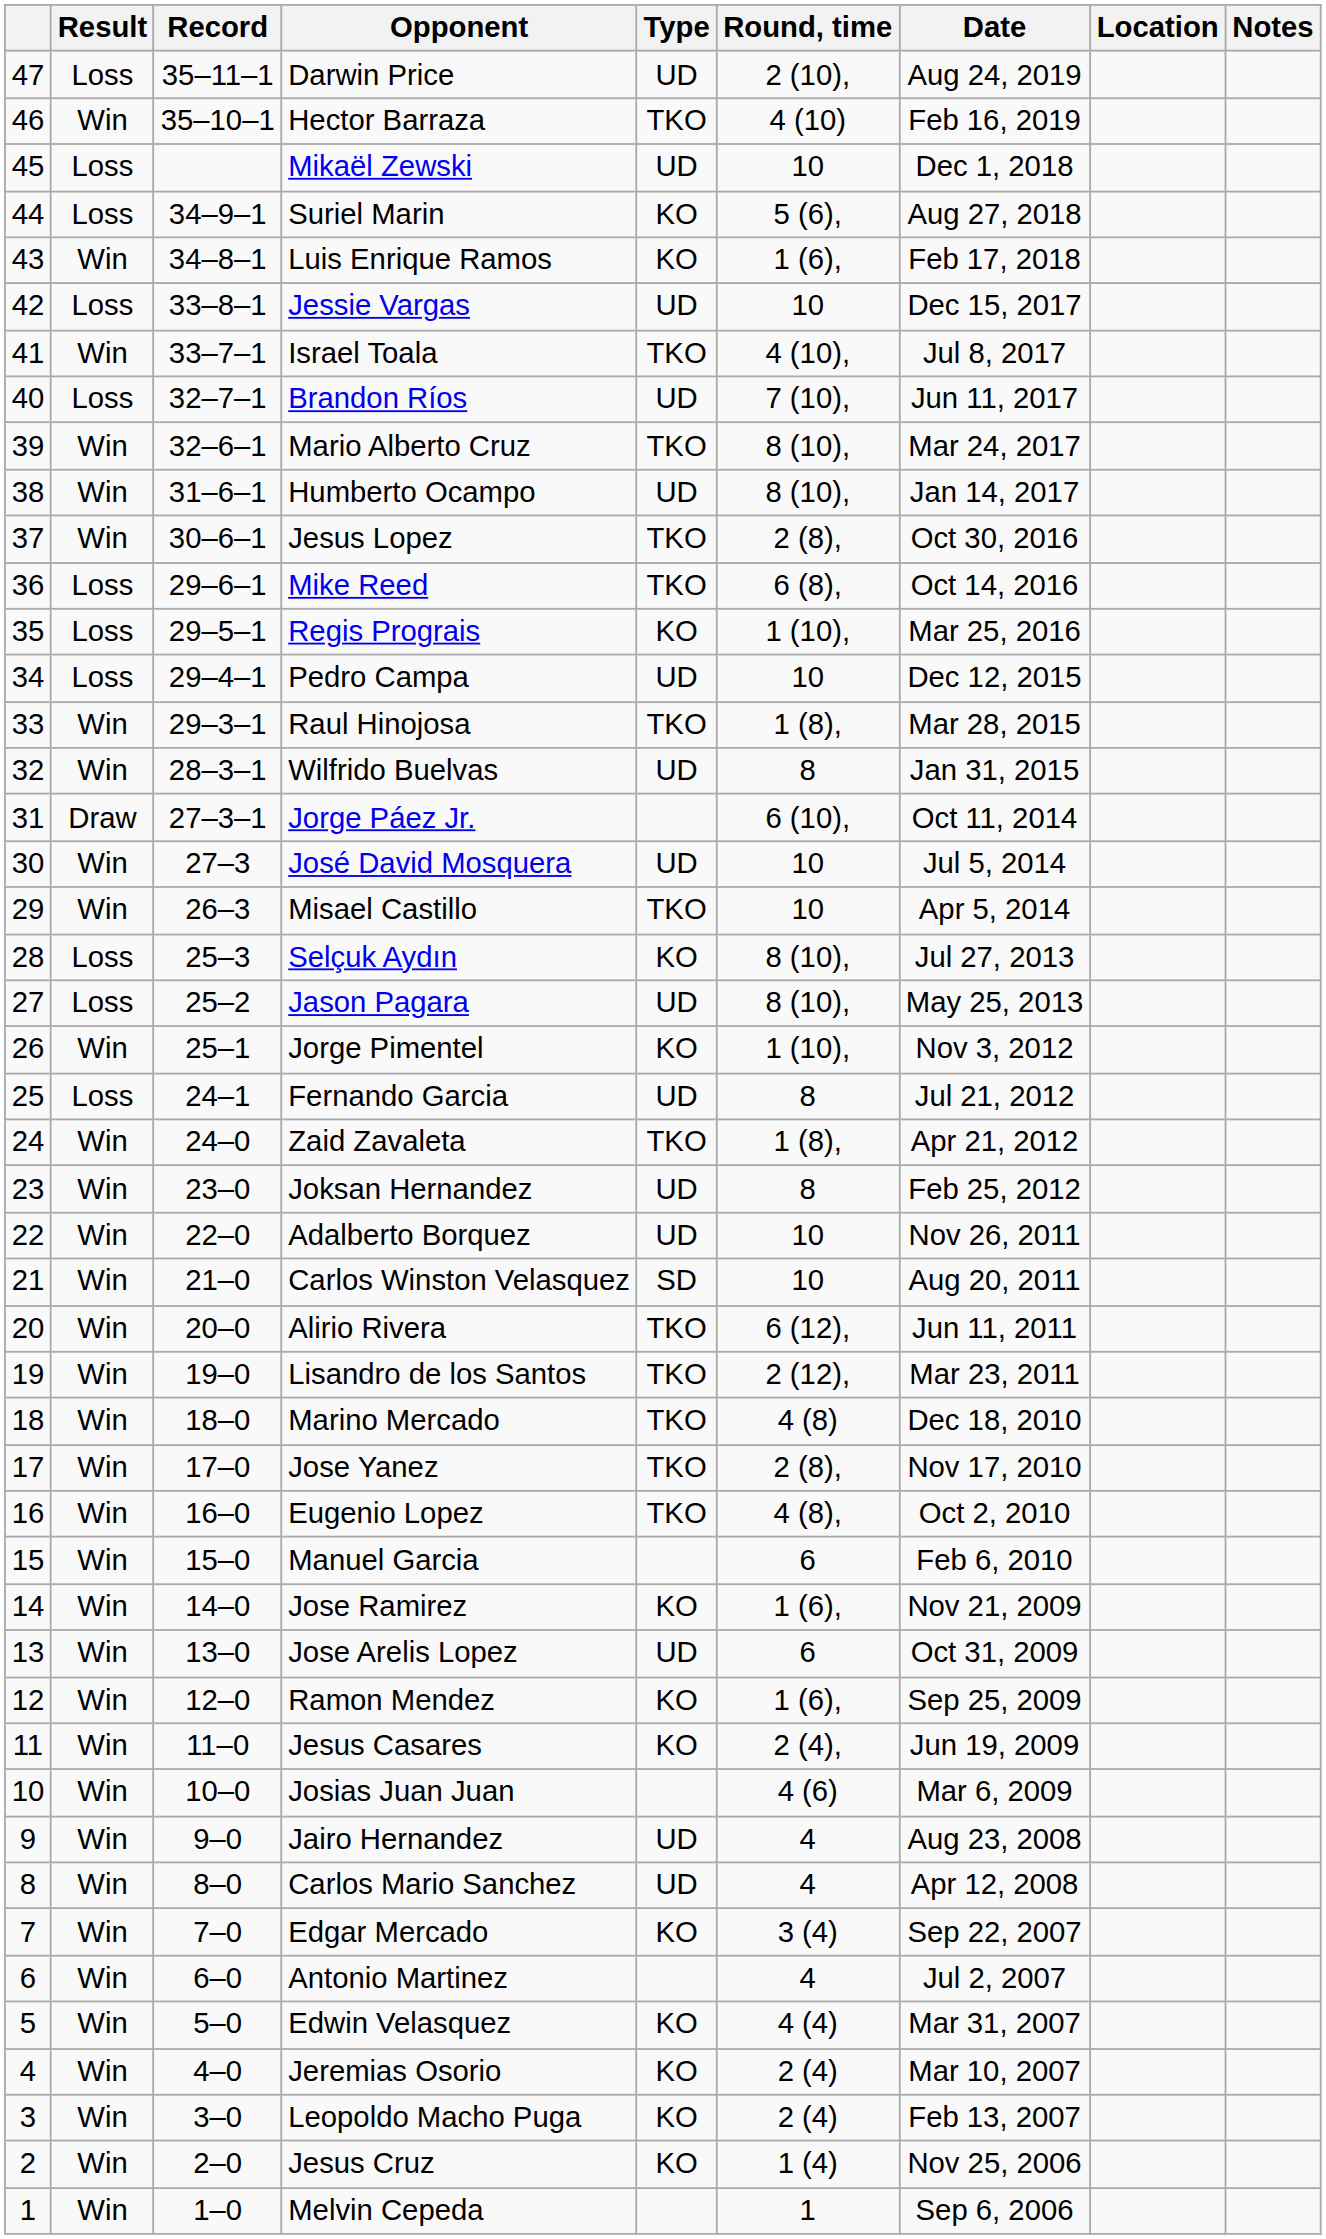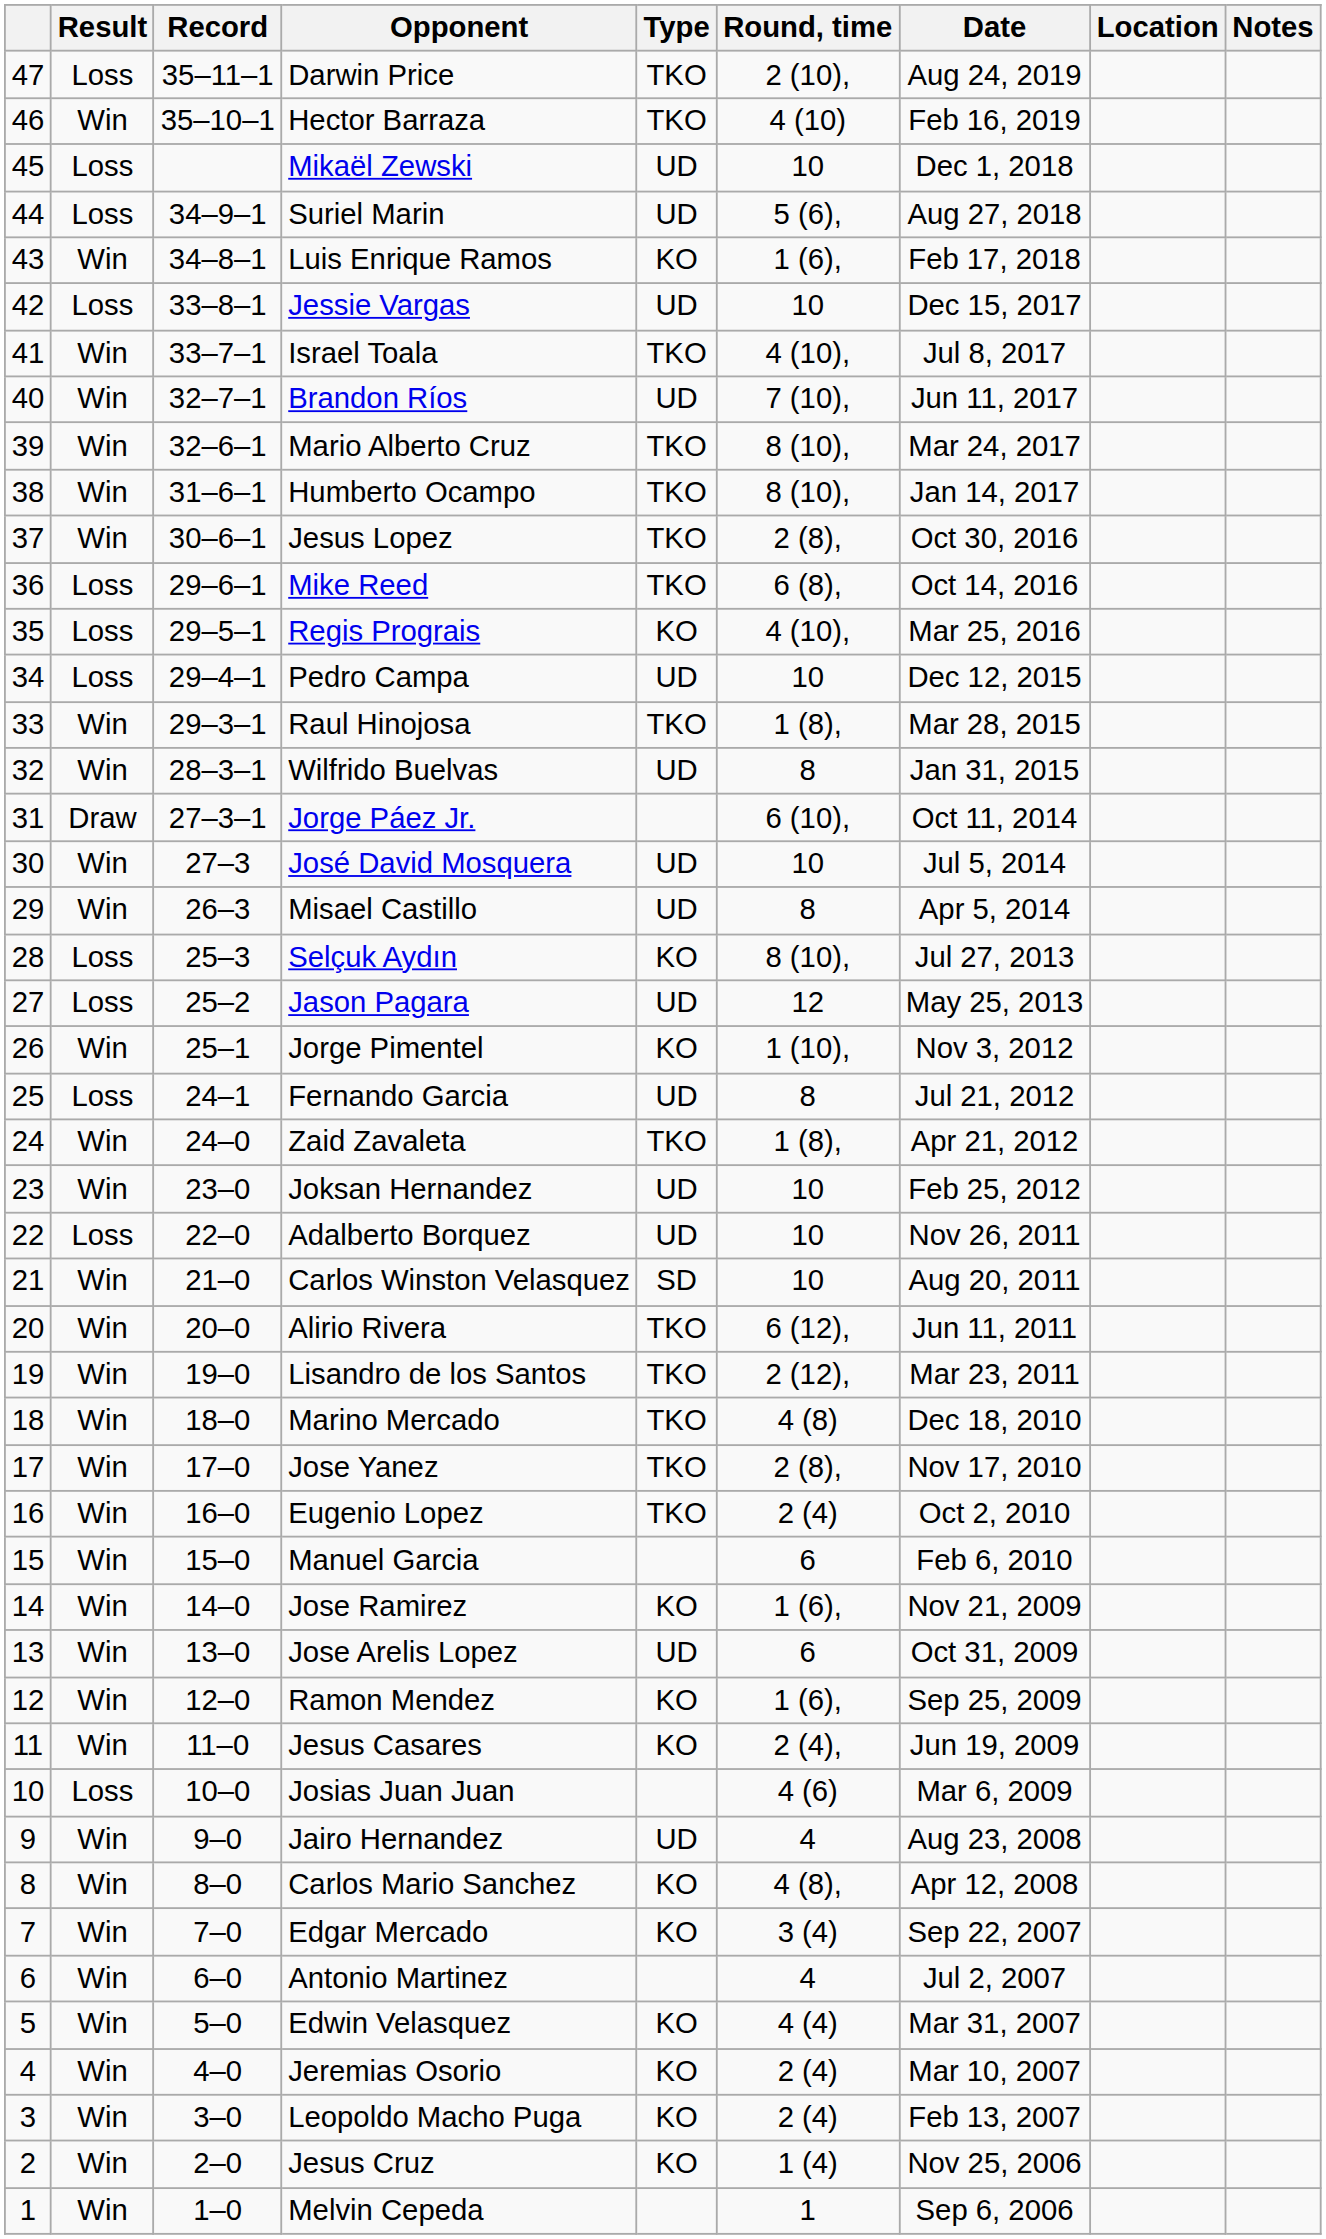(677, 74) UD -> (677, 74) TKO
(677, 213) KO -> (677, 213) UD
(102, 399) Loss -> (102, 399) Win
(677, 492) UD -> (677, 492) TKO
(808, 631) 1 (10), -> (808, 631) 4 (10),
(677, 910) TKO -> (677, 910) UD
(808, 910) 10 -> (808, 910) 8
(808, 1002) 8 (10), -> (808, 1002) 12
(808, 1188) 8 -> (808, 1188) 10
(102, 1235) Win -> (102, 1235) Loss
(808, 1513) 4 (8), -> (808, 1513) 2 (4)
(102, 1792) Win -> (102, 1792) Loss
(677, 1885) UD -> (677, 1885) KO
(808, 1885) 4 -> (808, 1885) 4 (8),
